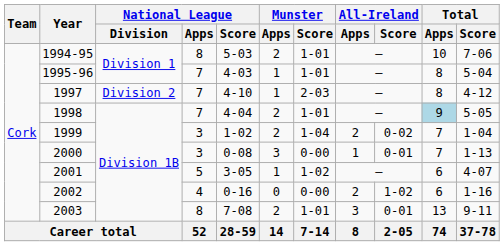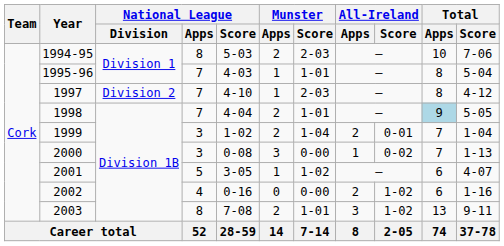(315, 54) 1-01 -> (315, 54) 2-03
(398, 133) 0-02 -> (398, 133) 0-01
(398, 152) 0-01 -> (398, 152) 0-02
(398, 211) 0-01 -> (398, 211) 1-02
